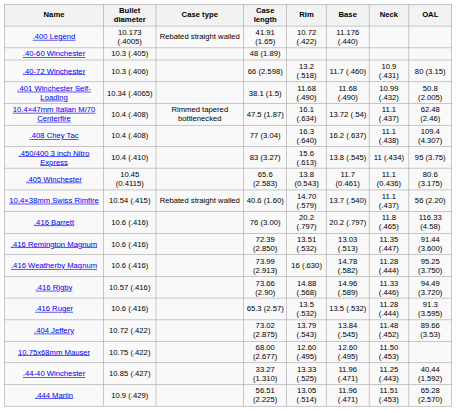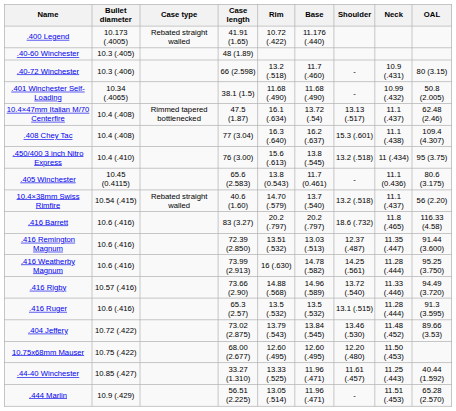+ column: (355, 15)
(265, 158) 83 (3.27) -> (238, 158) 76 (3.00)
(265, 222) 76 (3.00) -> (238, 222) 83 (3.27)
